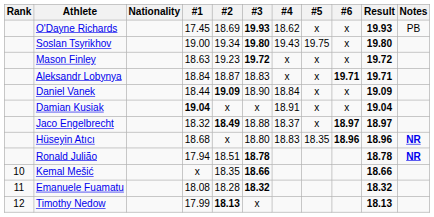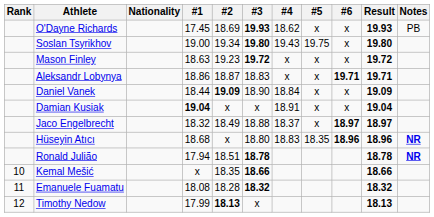(197, 76) 18.84 -> (197, 76) 18.86
(227, 124) bold -> (227, 124) normal
